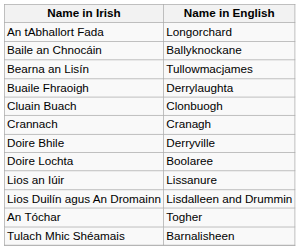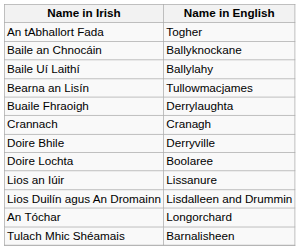(199, 32) Longorchard -> (184, 32) Togher
+ row: (43, 69)
- row: (42, 106)
(184, 217) Togher -> (199, 217) Longorchard
